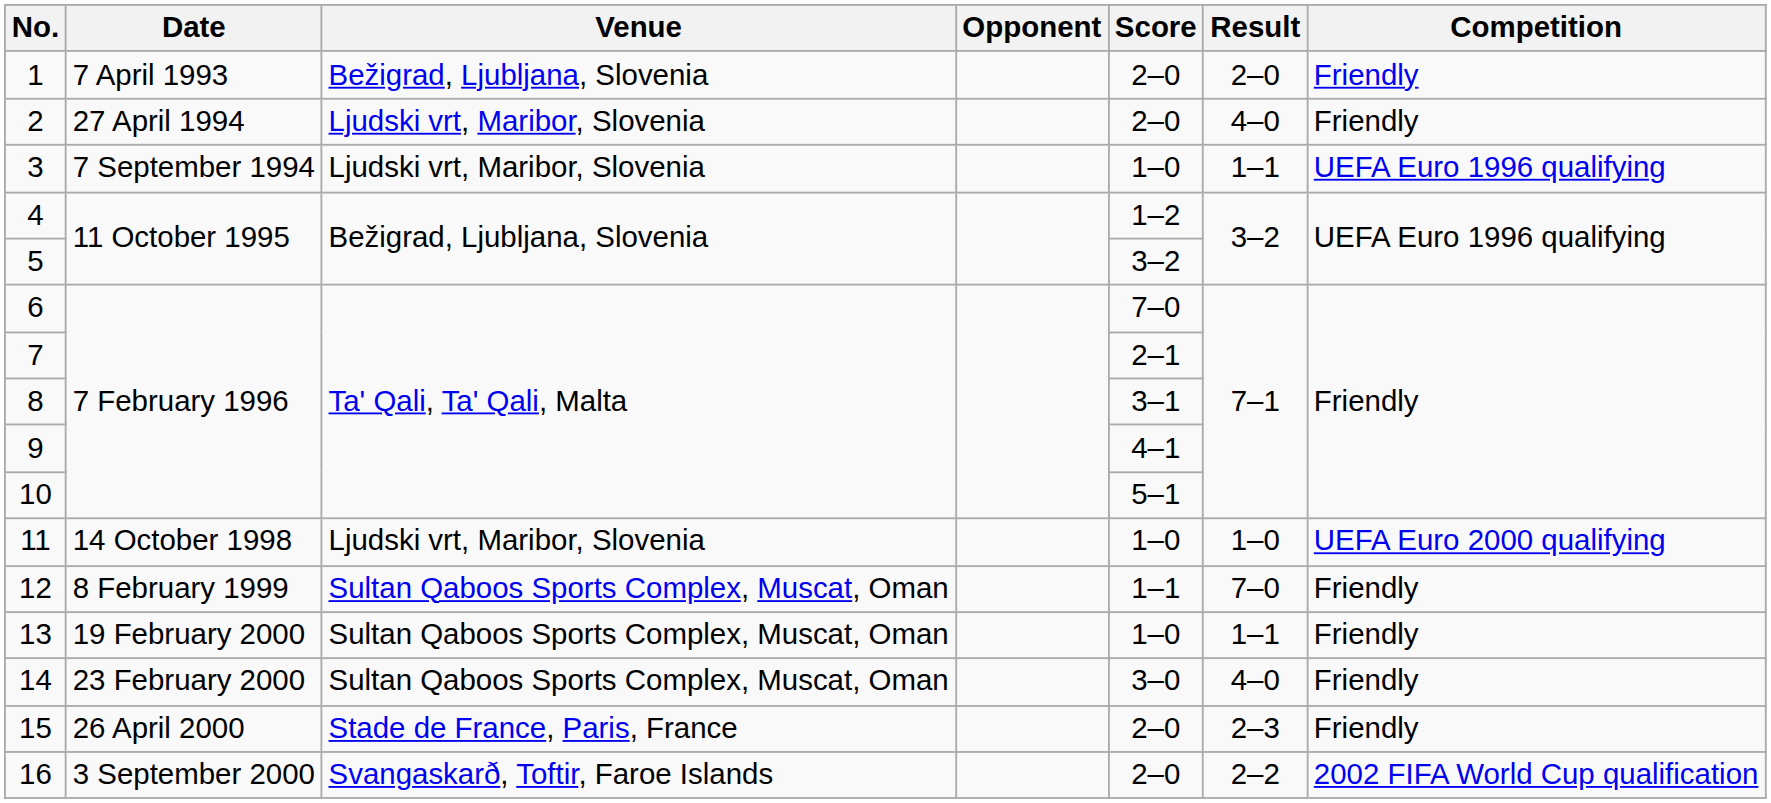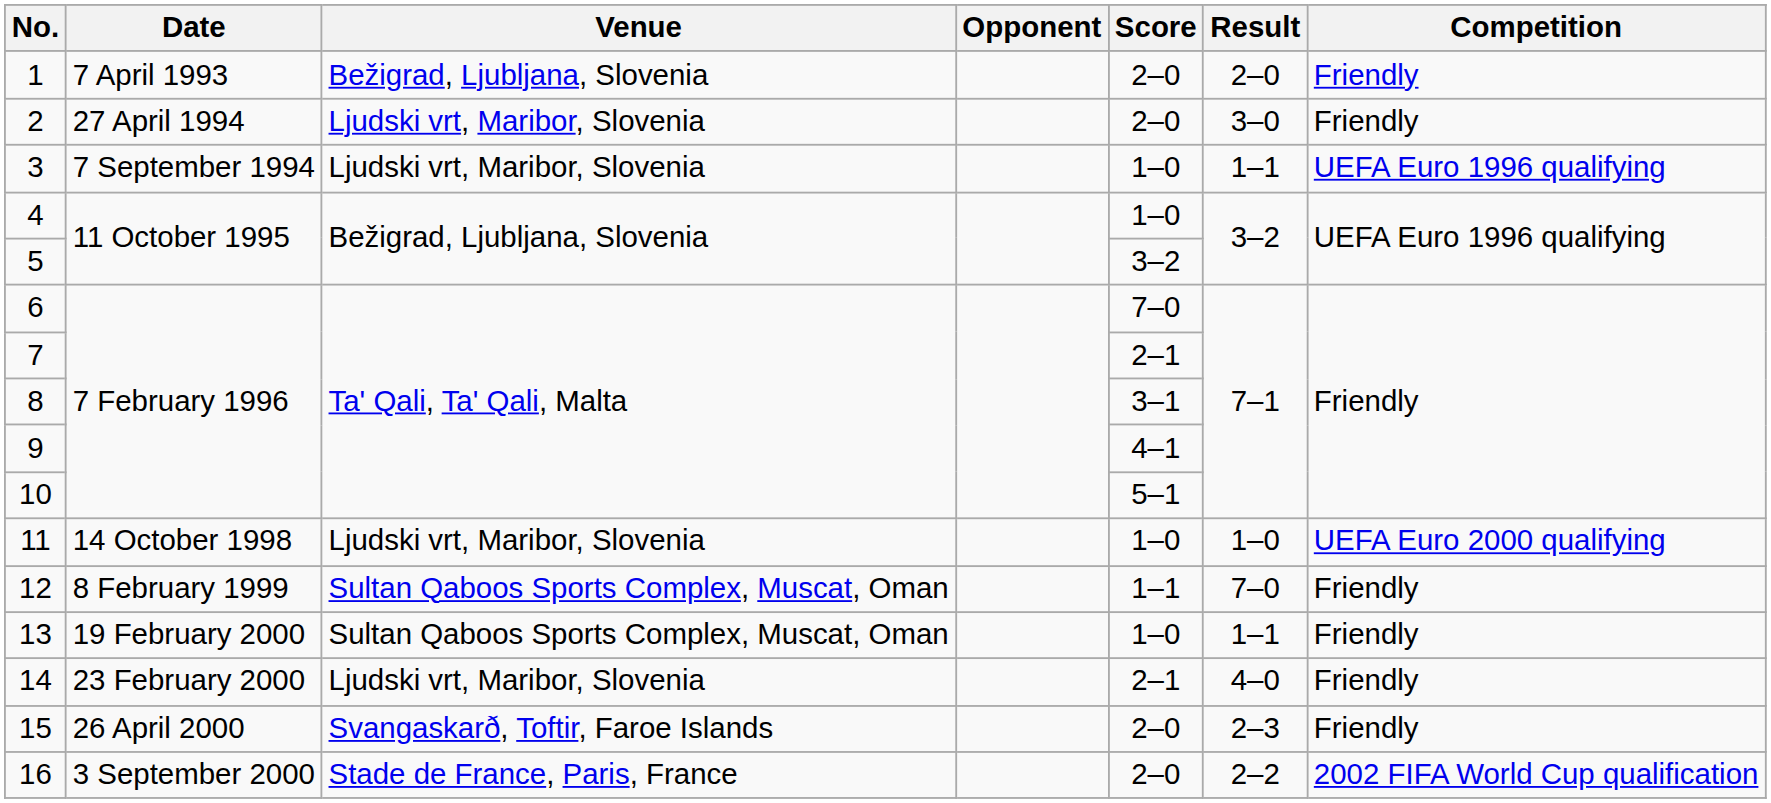(1255, 121) 4–0 -> (1255, 121) 3–0
(1156, 214) 1–2 -> (1156, 214) 1–0
(639, 681) Sultan Qaboos Sports Complex, Muscat, Oman -> (517, 681) Ljudski vrt, Maribor, Slovenia
(1156, 681) 3–0 -> (1156, 681) 2–1
(533, 728) Stade de France, Paris, France -> (551, 728) Svangaskarð, Toftir, Faroe Islands
(551, 774) Svangaskarð, Toftir, Faroe Islands -> (533, 774) Stade de France, Paris, France
